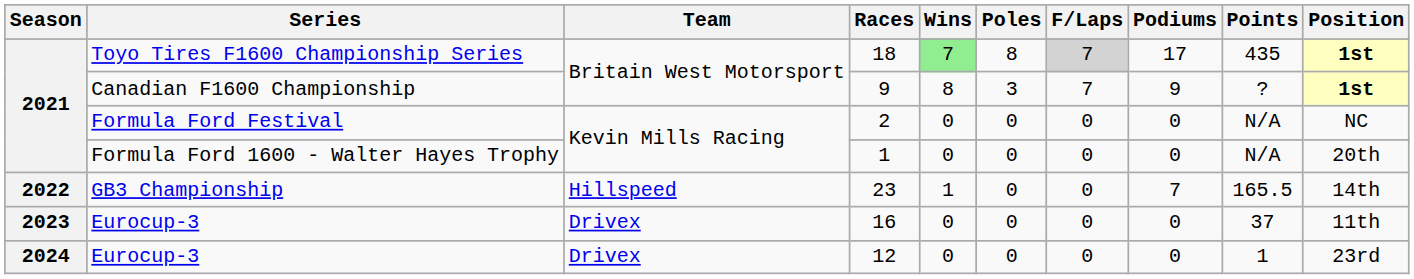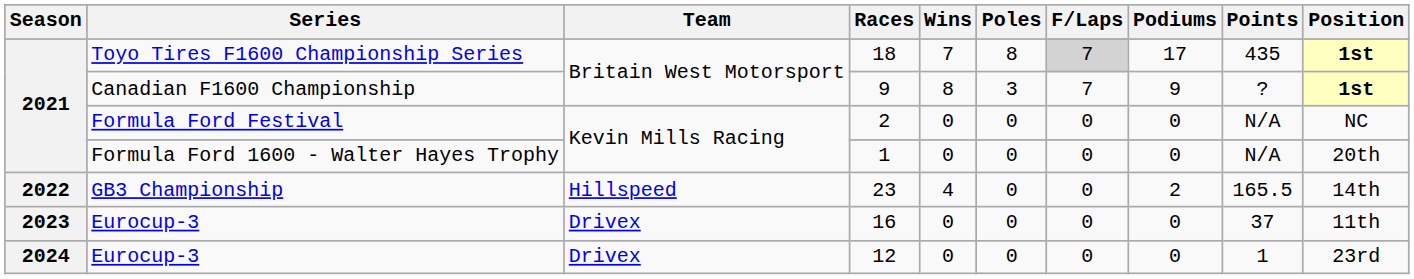(948, 55) lightgreen background -> (948, 55) no background
(948, 189) 1 -> (948, 189) 4
(1175, 189) 7 -> (1175, 189) 2
